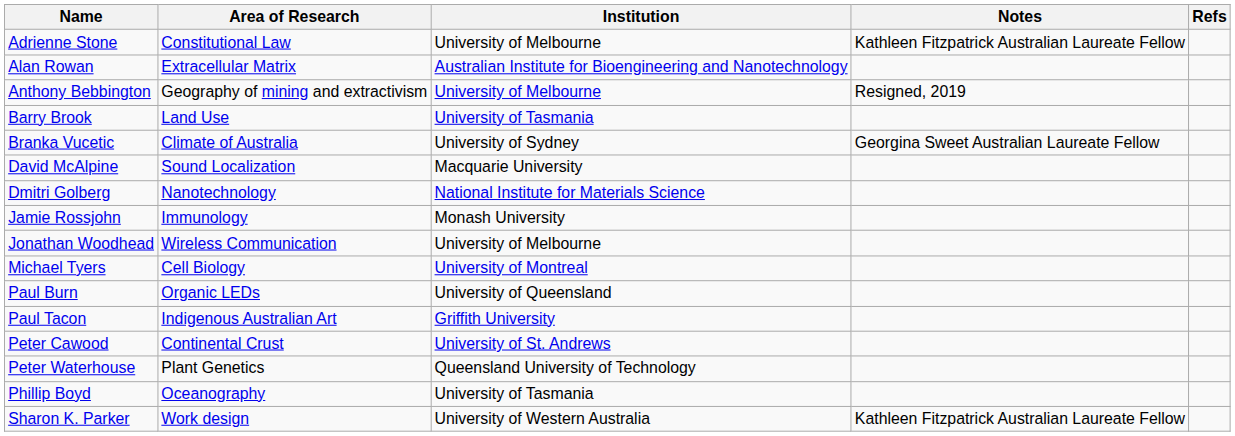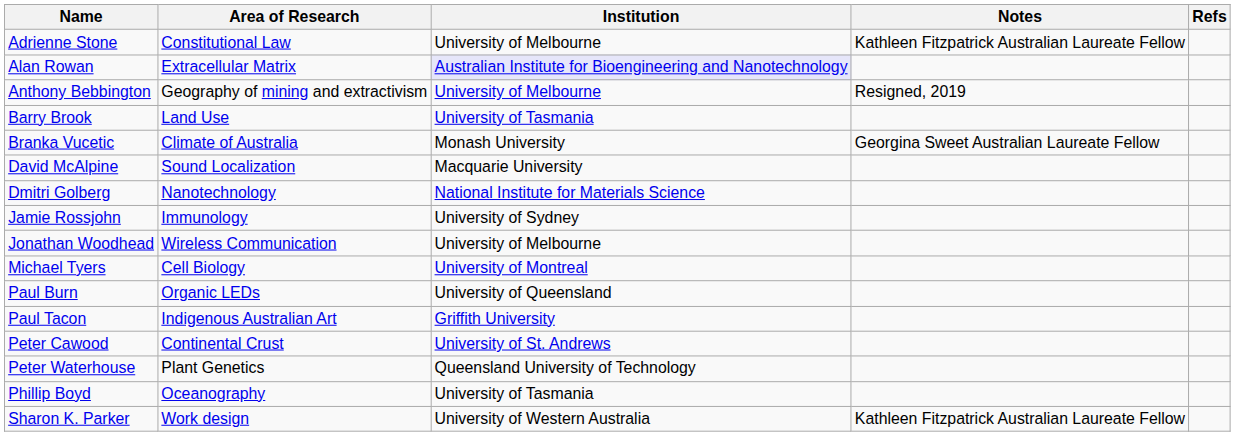(641, 67) no background -> (641, 67) lavender background
(507, 142) University of Sydney -> (500, 142) Monash University
(500, 218) Monash University -> (507, 218) University of Sydney
